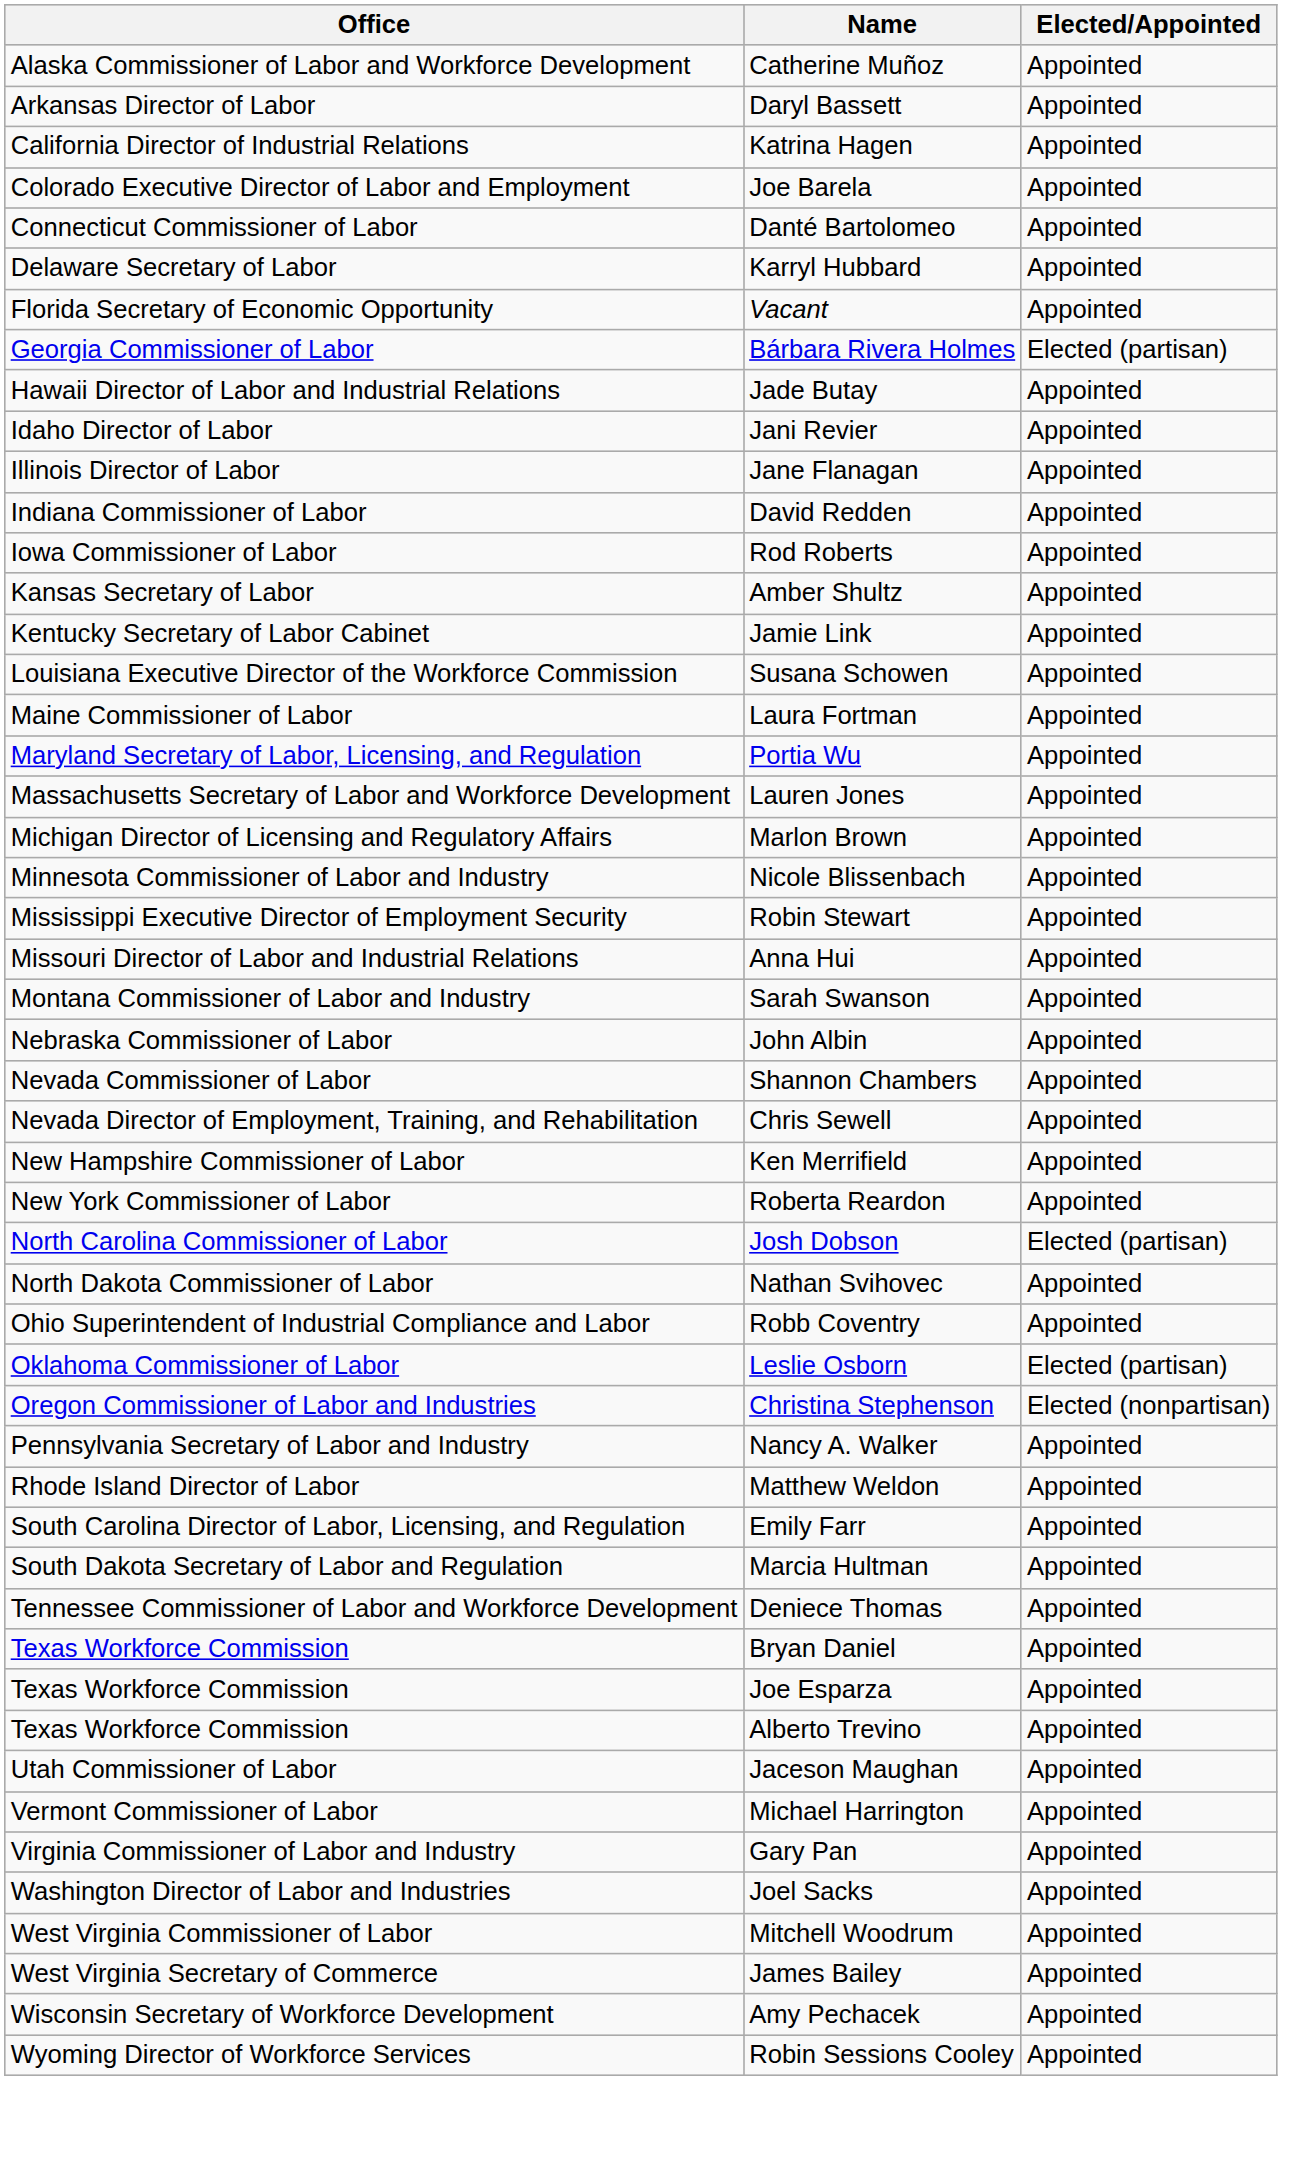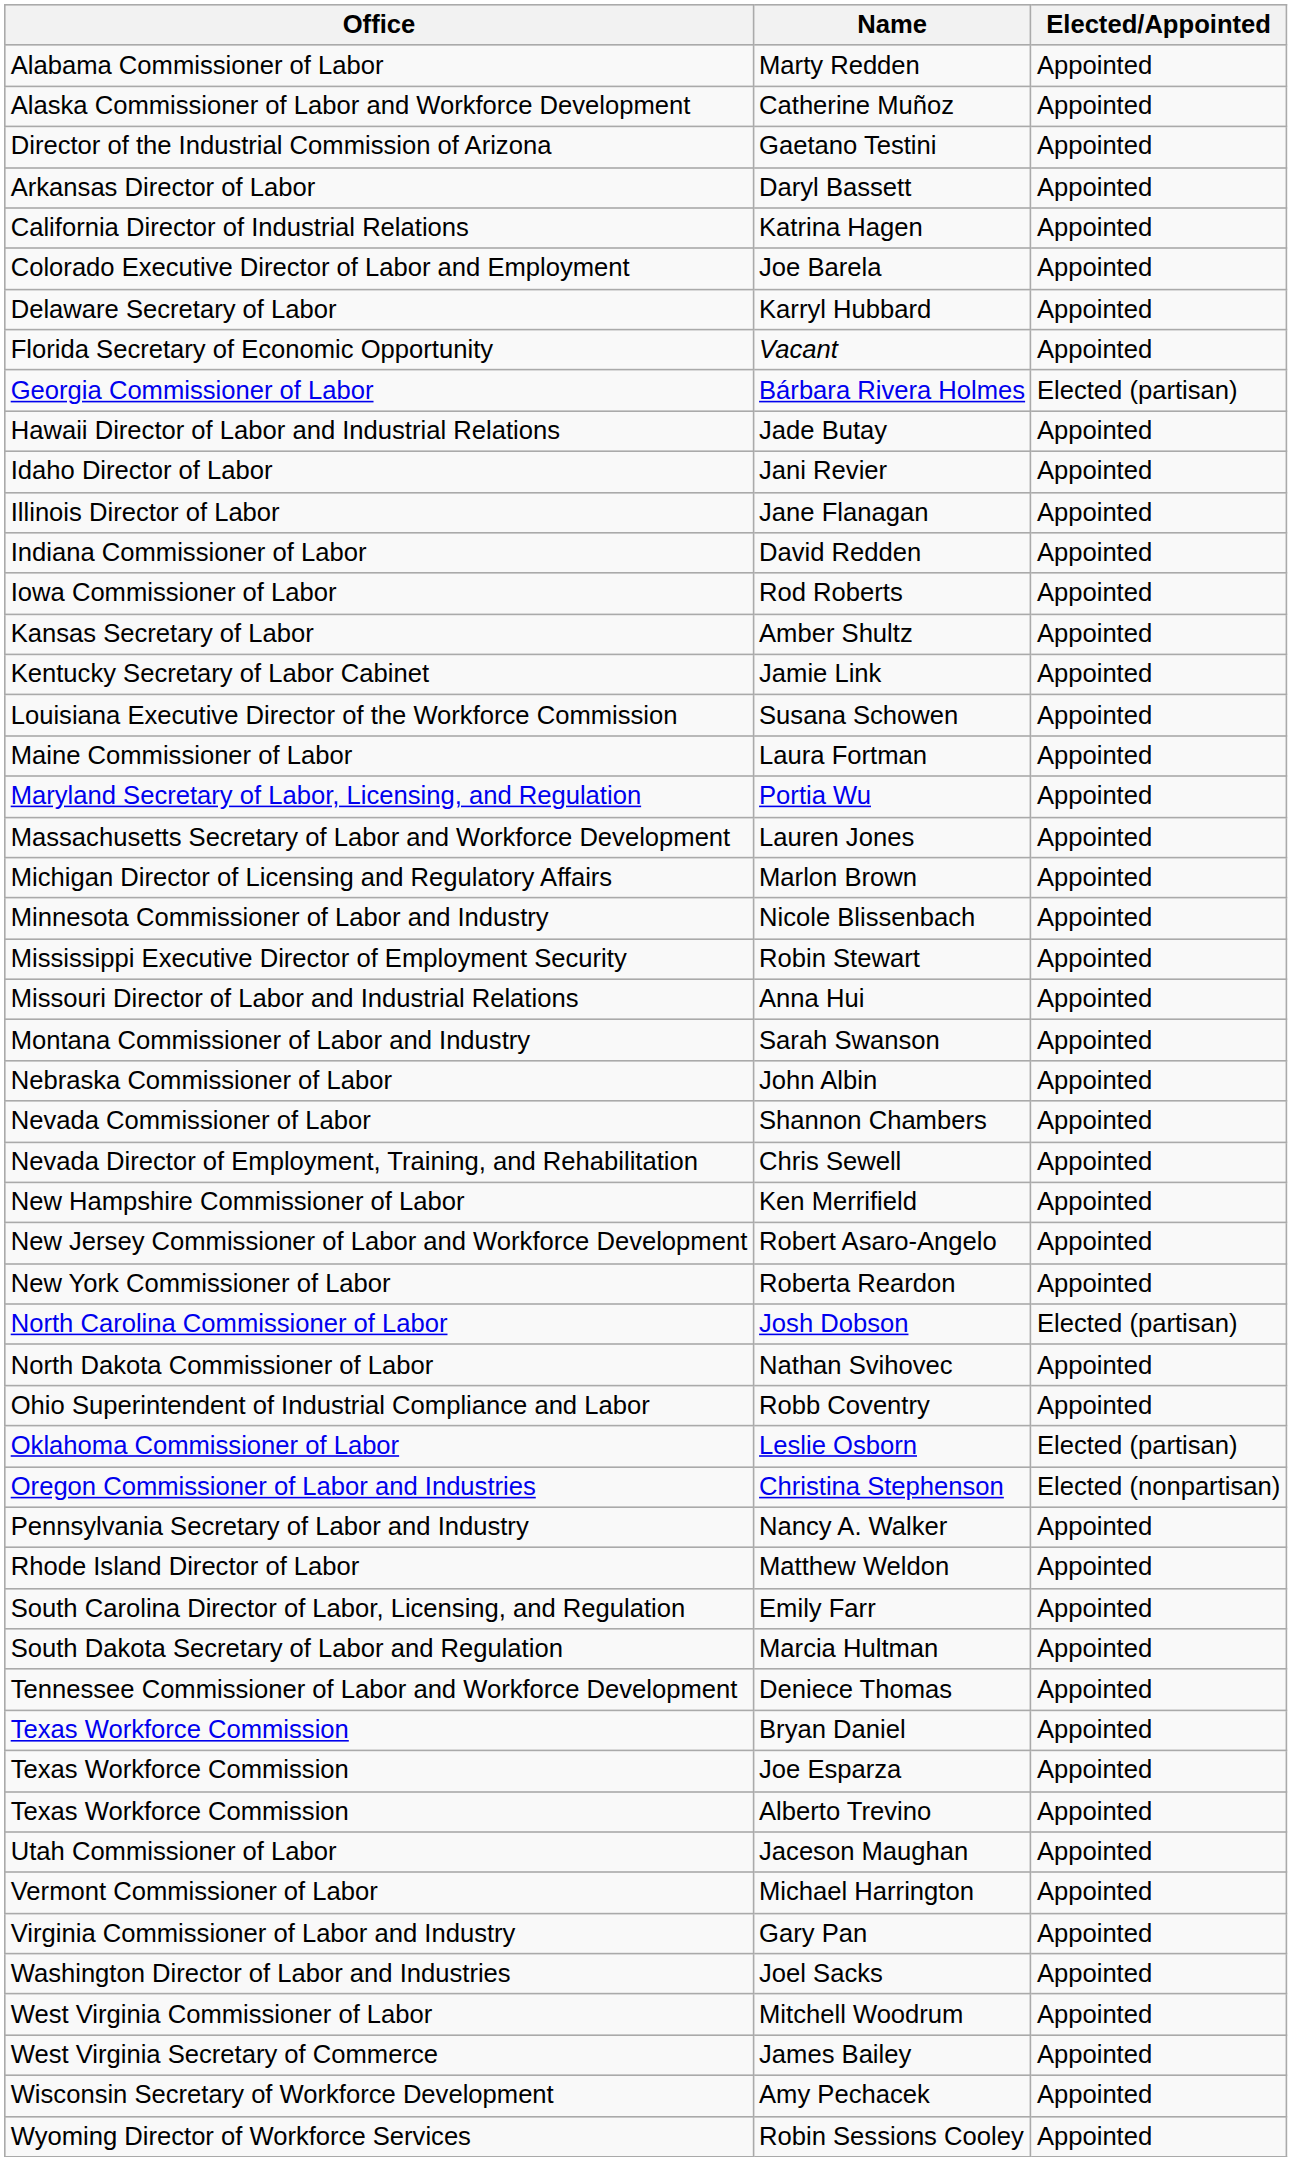+ row: (839, 65)
+ row: (848, 146)
- row: (852, 227)
+ row: (878, 1242)
